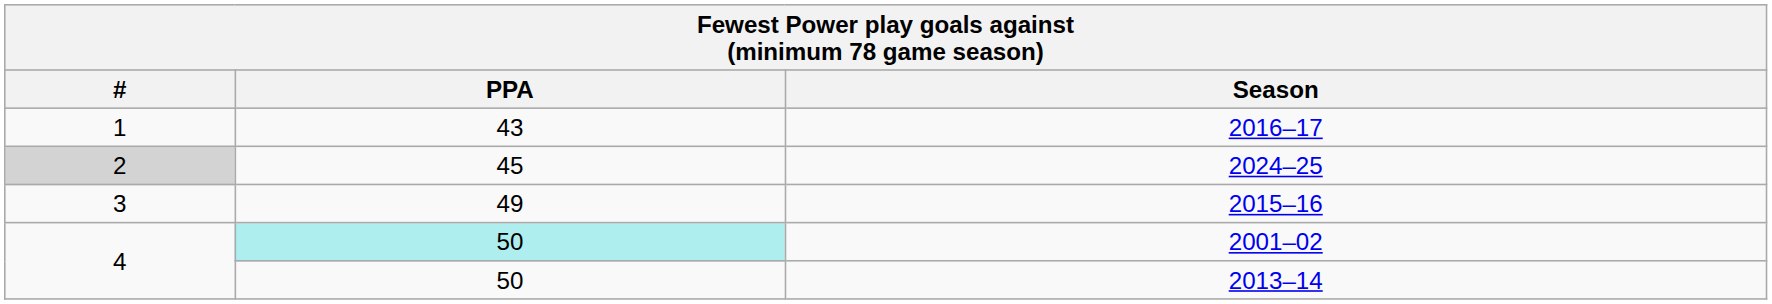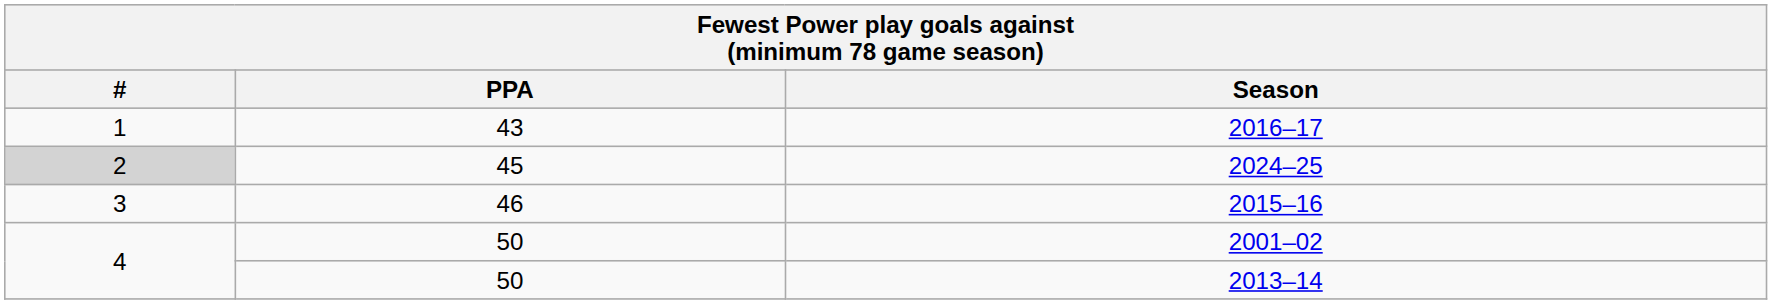(510, 204) 49 -> (510, 204) 46
(510, 242) paleturquoise background -> (510, 242) no background
